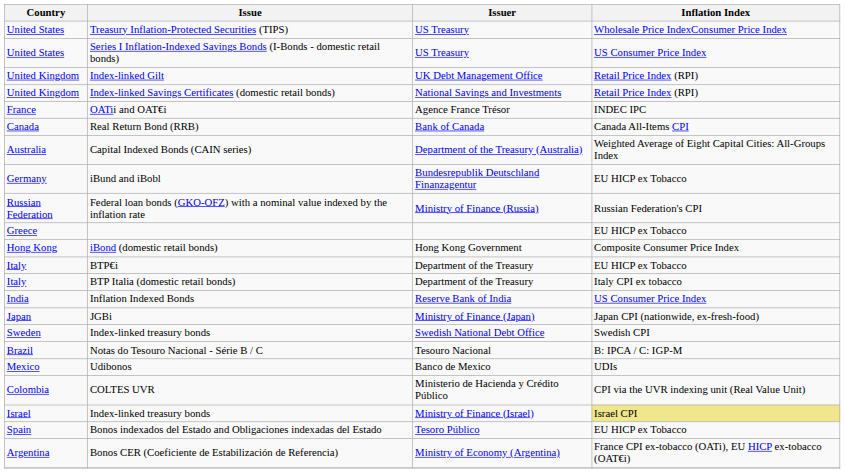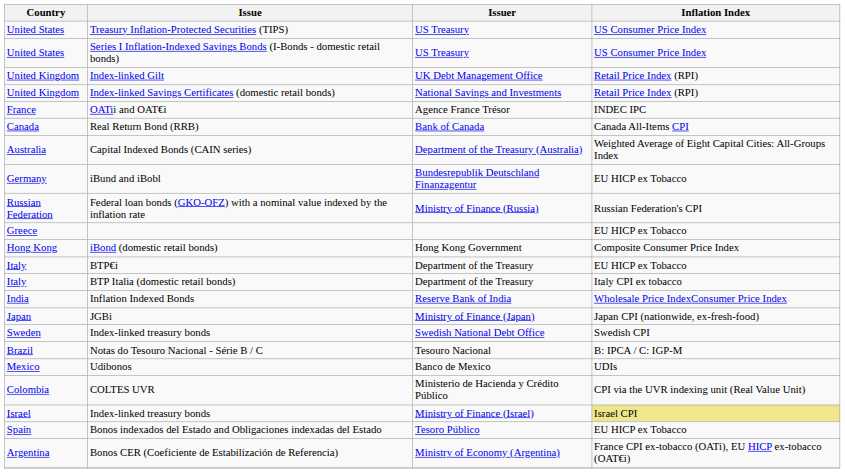(691, 30) Wholesale Price IndexConsumer Price Index -> (650, 30) US Consumer Price Index
(650, 299) US Consumer Price Index -> (691, 299) Wholesale Price IndexConsumer Price Index
